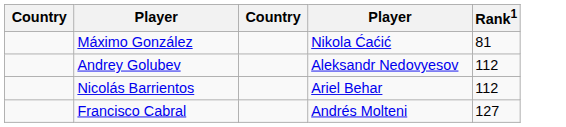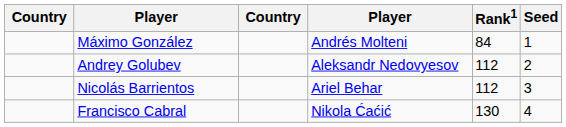+ column: (541, 17)
(351, 42) Nikola Ćaćić -> (359, 42) Andrés Molteni
(483, 42) 81 -> (483, 42) 84
(359, 111) Andrés Molteni -> (351, 111) Nikola Ćaćić
(487, 111) 127 -> (487, 111) 130
